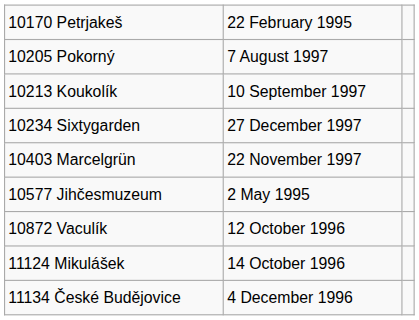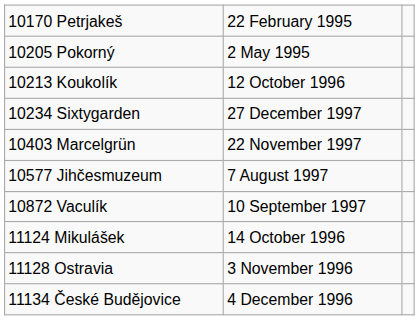(278, 57) 7 August 1997 -> (269, 52) 2 May 1995
(297, 91) 10 September 1997 -> (286, 83) 12 October 1996
(269, 195) 2 May 1995 -> (278, 176) 7 August 1997
(286, 229) 12 October 1996 -> (297, 207) 10 September 1997
+ row: (61, 268)
